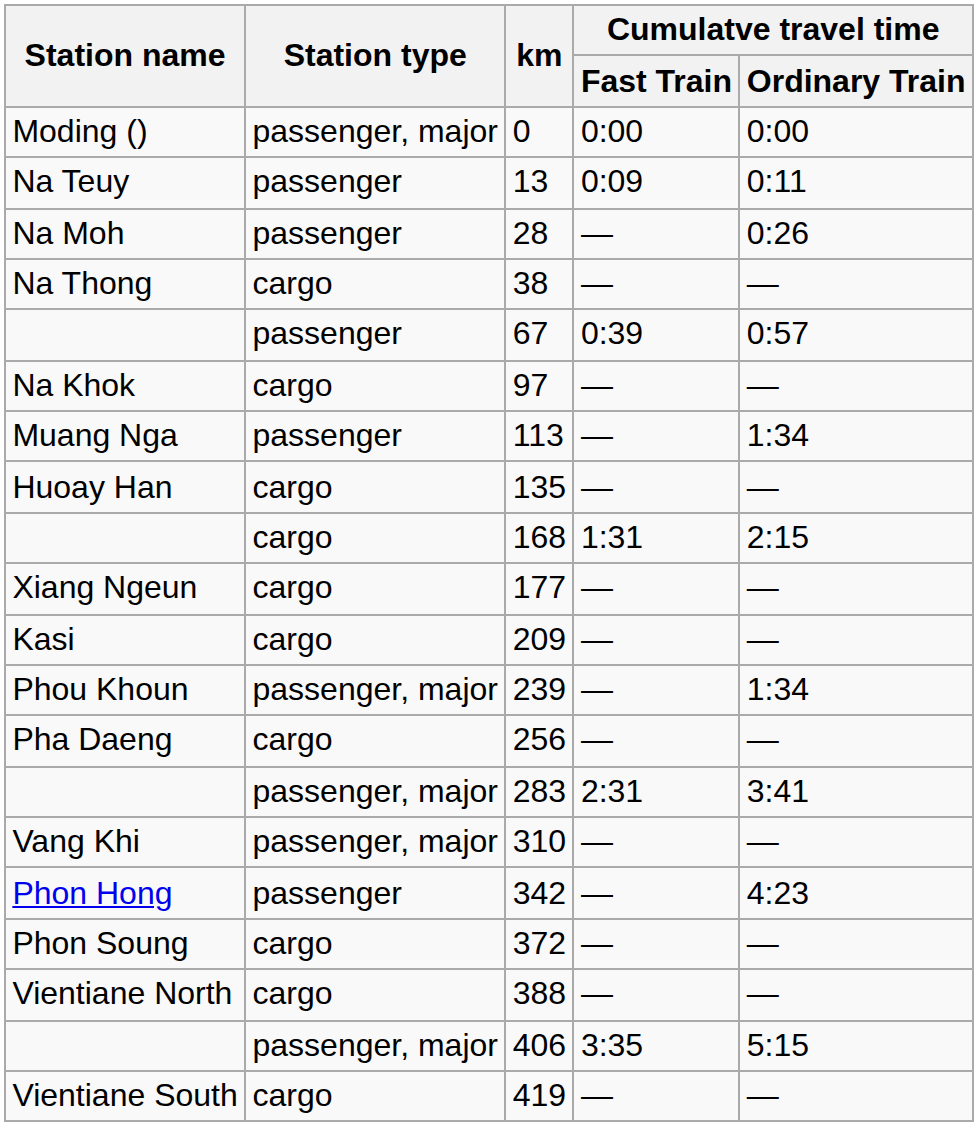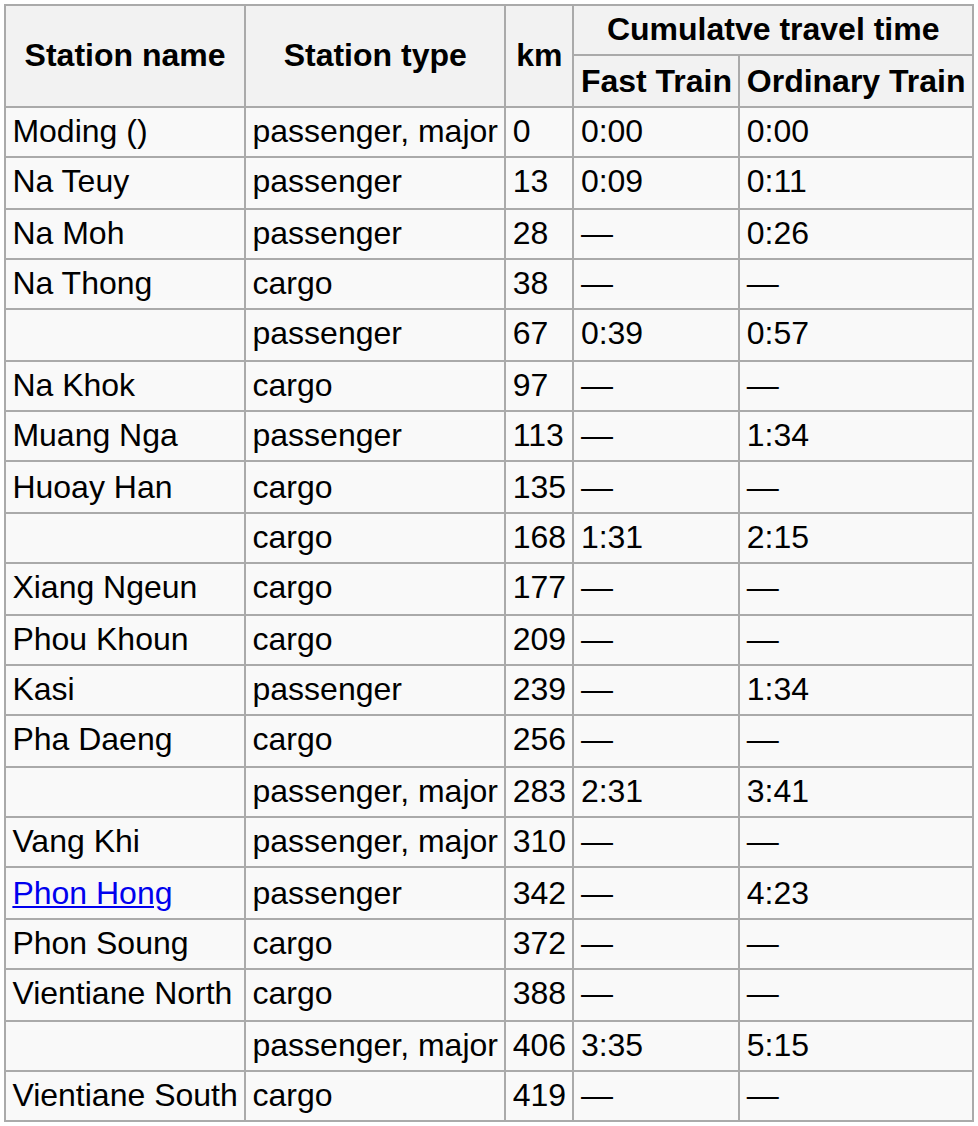(44, 638) Kasi -> (100, 638) Phou Khoun
(100, 689) Phou Khoun -> (44, 689) Kasi
(375, 689) passenger, major -> (327, 689) passenger
